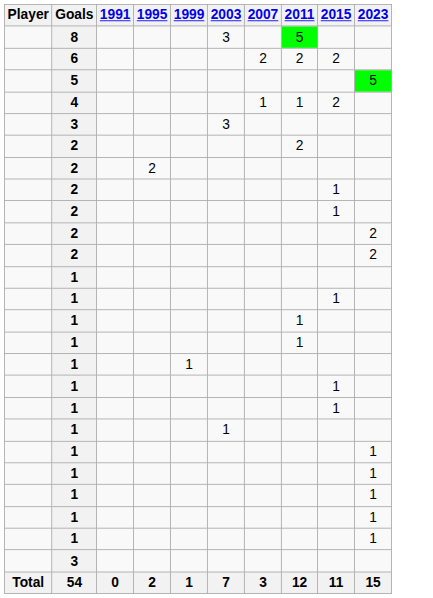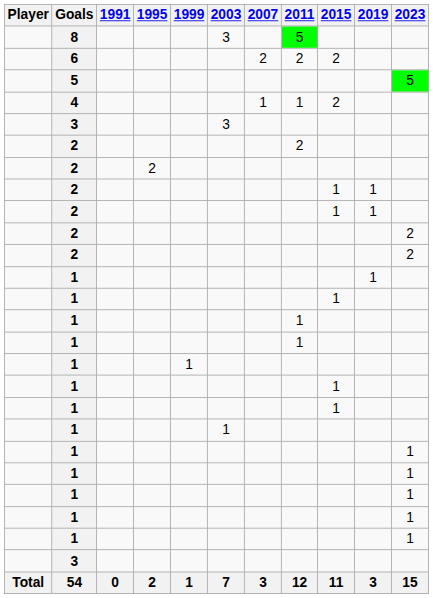+ column: (373, 15)
